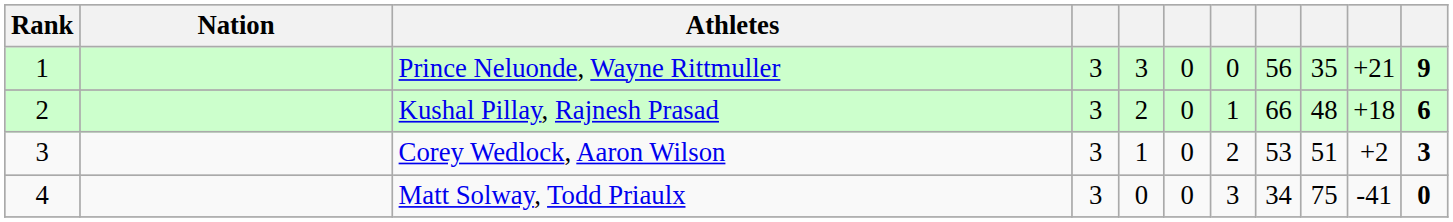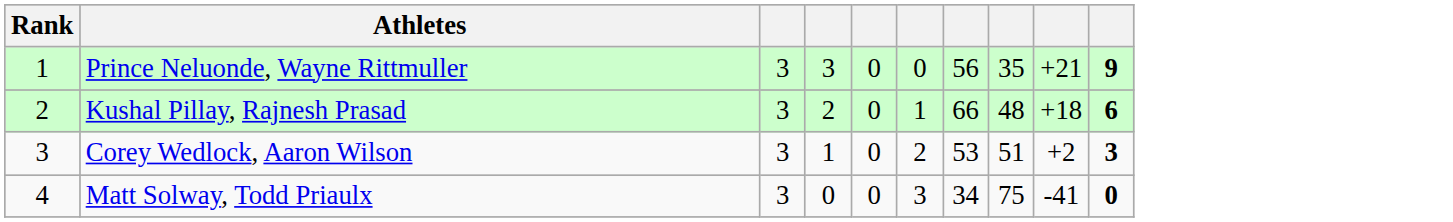- column: (236, 25)
